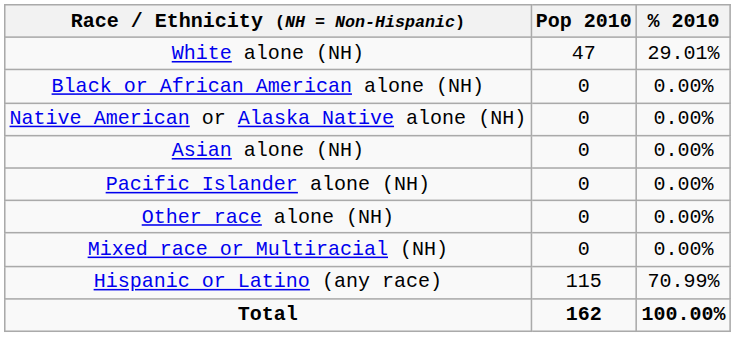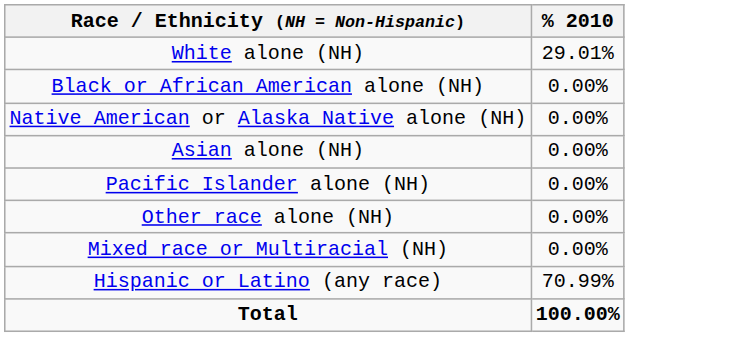- column: (584, 21)
